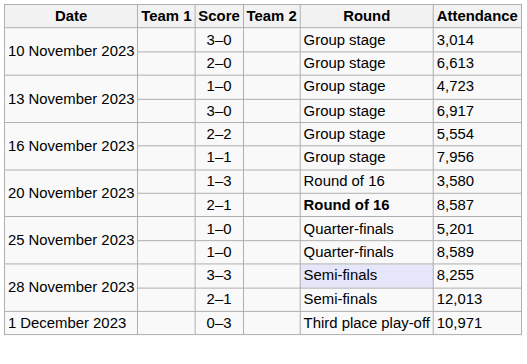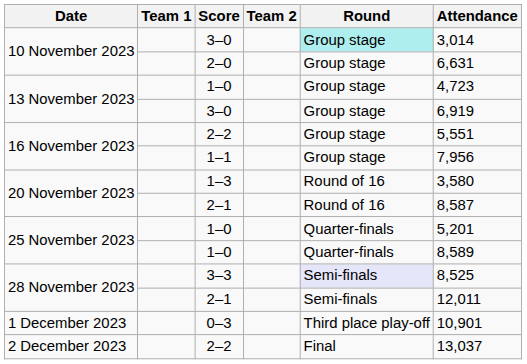(345, 39) no background -> (345, 39) paleturquoise background
(455, 63) 6,613 -> (455, 63) 6,631
(455, 110) 6,917 -> (455, 110) 6,919
(455, 134) 5,554 -> (455, 134) 5,551
(347, 205) bold -> (344, 205) normal
(455, 275) 8,255 -> (455, 275) 8,525
(459, 299) 12,013 -> (459, 299) 12,011
(459, 323) 10,971 -> (459, 323) 10,901
+ row: (67, 346)
